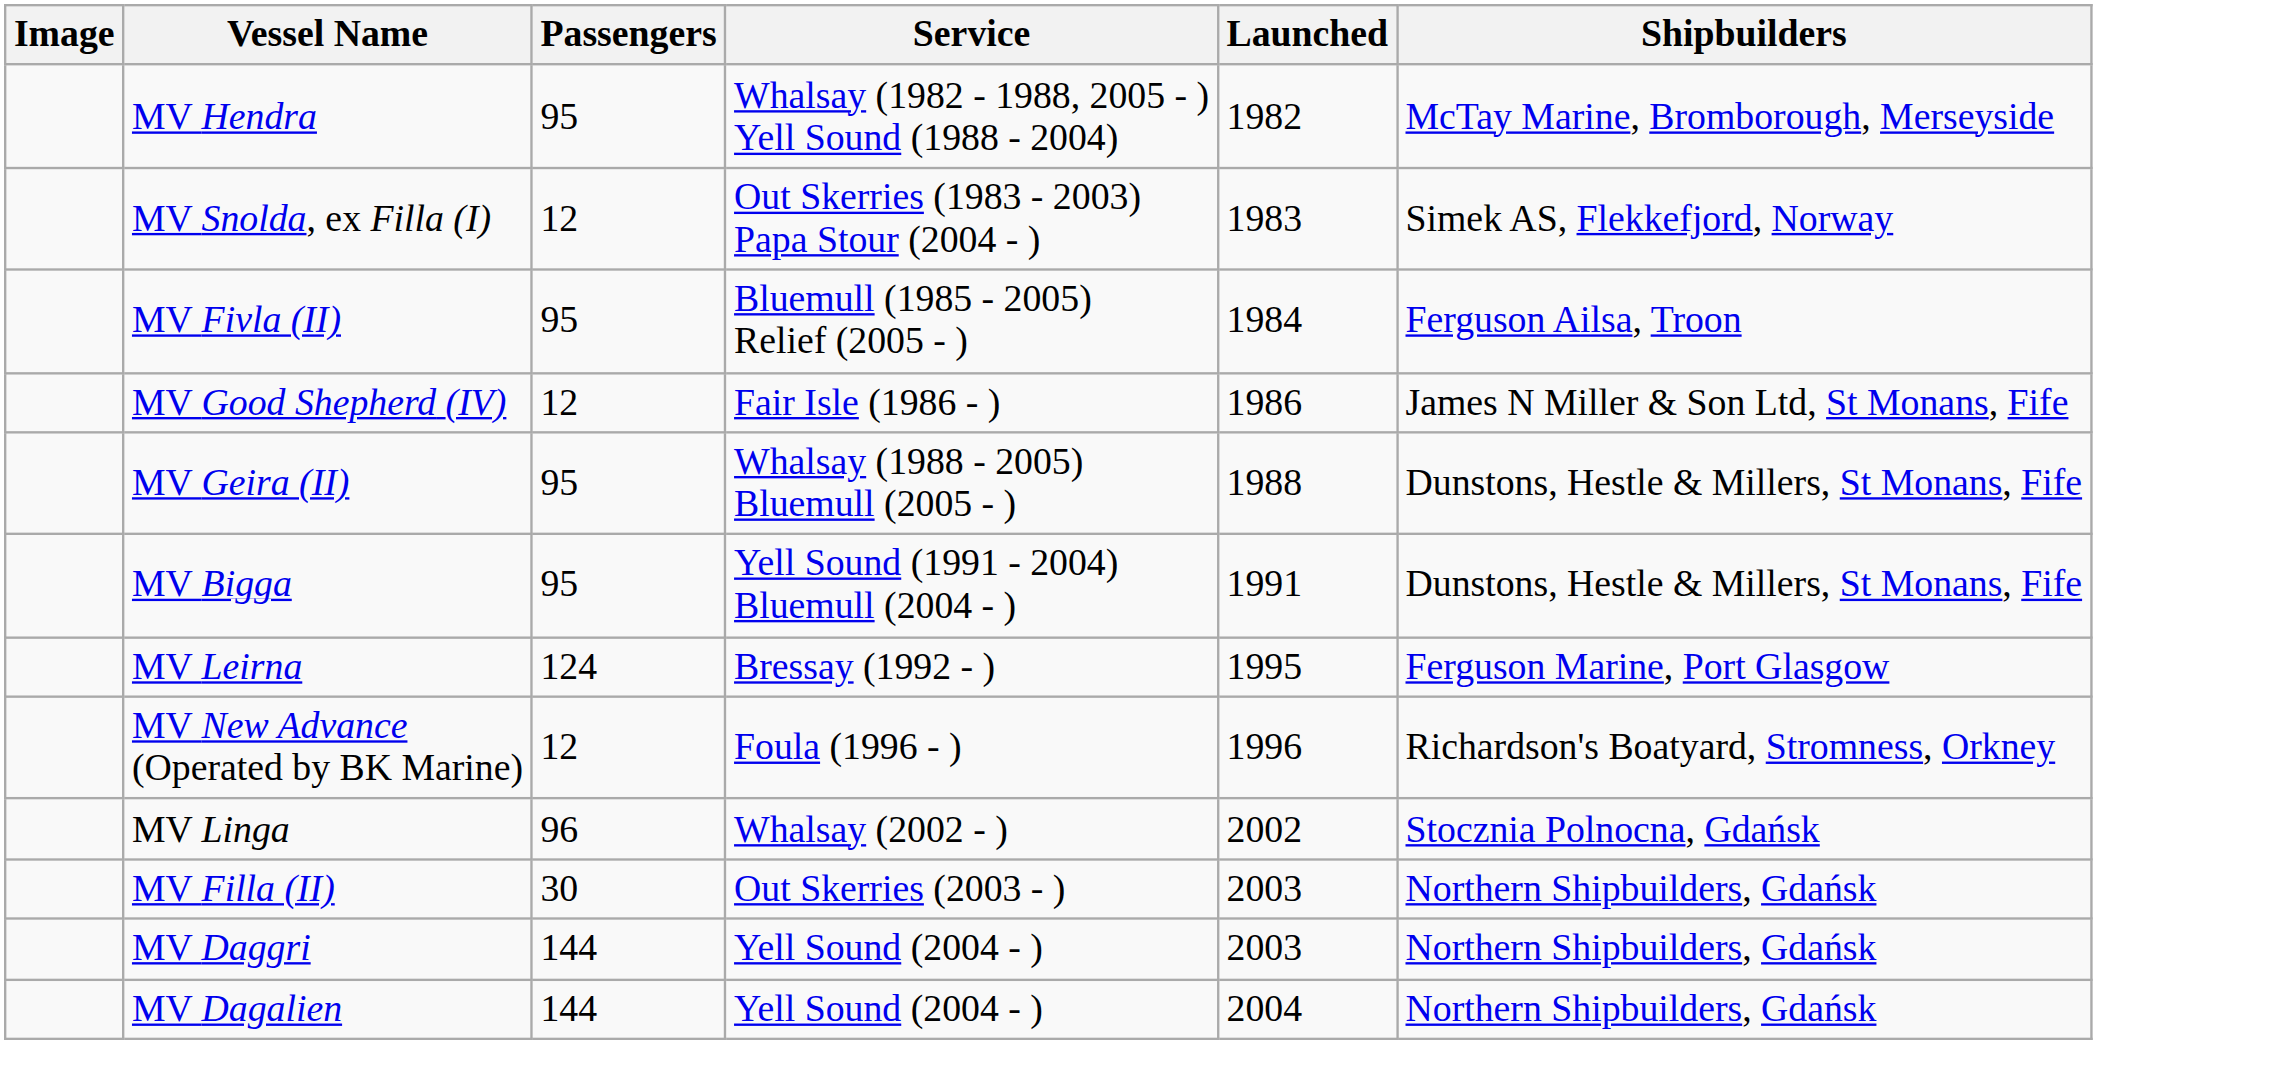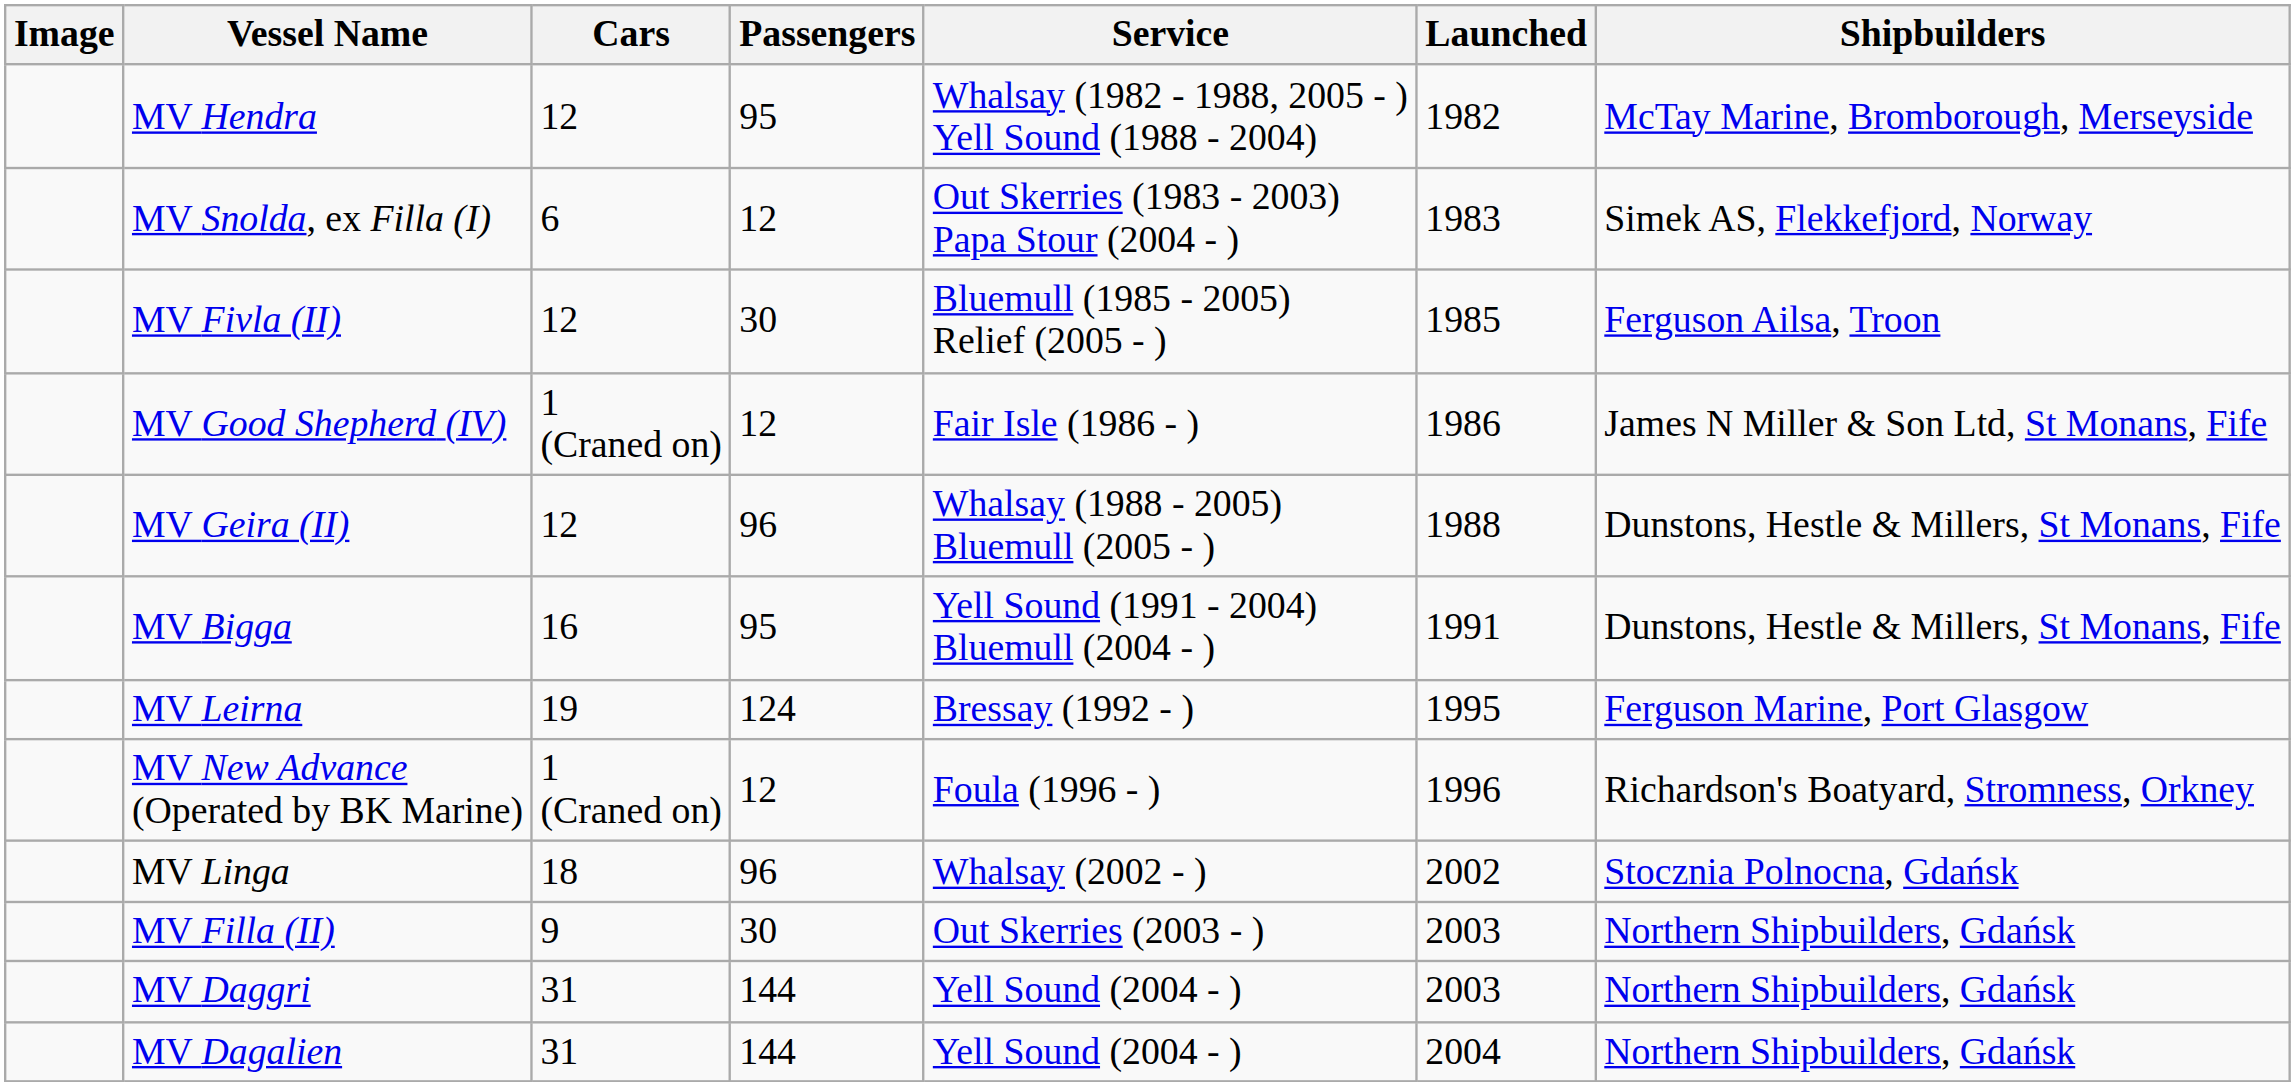+ column: (631, 34)
(559, 320) 95 -> (758, 320) 30
(1264, 320) 1984 -> (1463, 320) 1985
(559, 482) 95 -> (758, 525) 96
